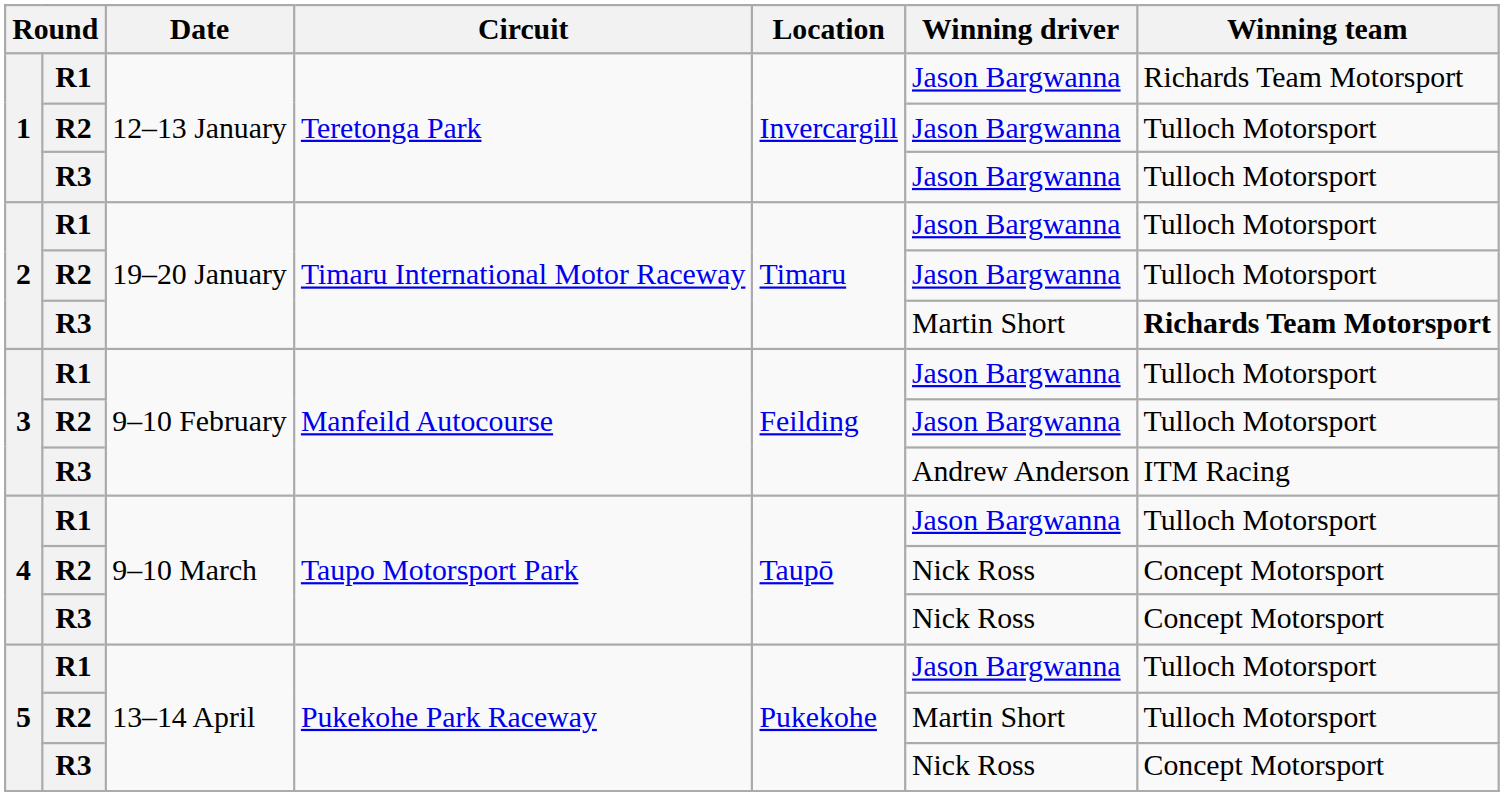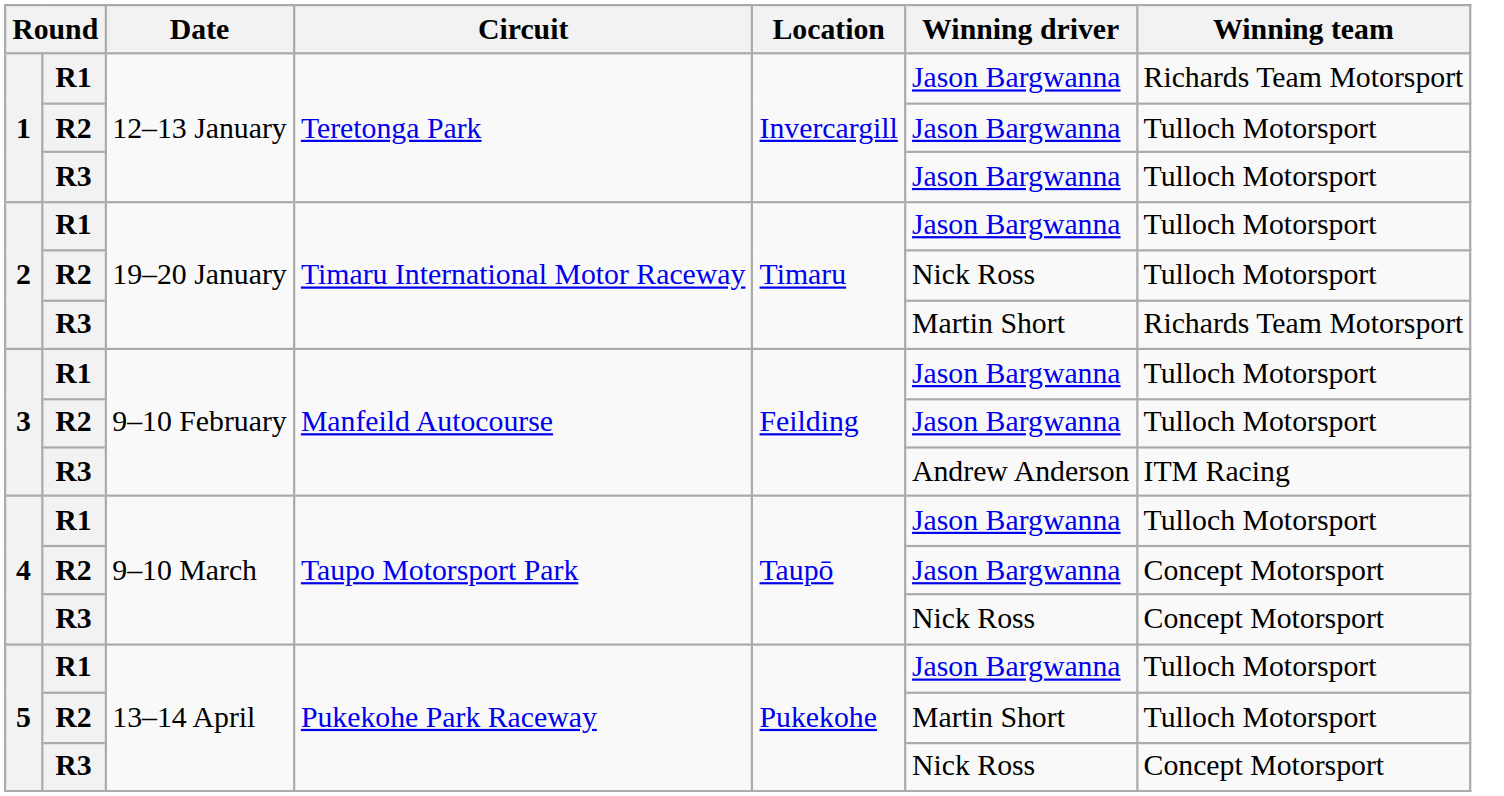(1016, 274) Jason Bargwanna -> (974, 274) Nick Ross
(1317, 323) bold -> (1303, 323) normal
(974, 569) Nick Ross -> (1016, 569) Jason Bargwanna
